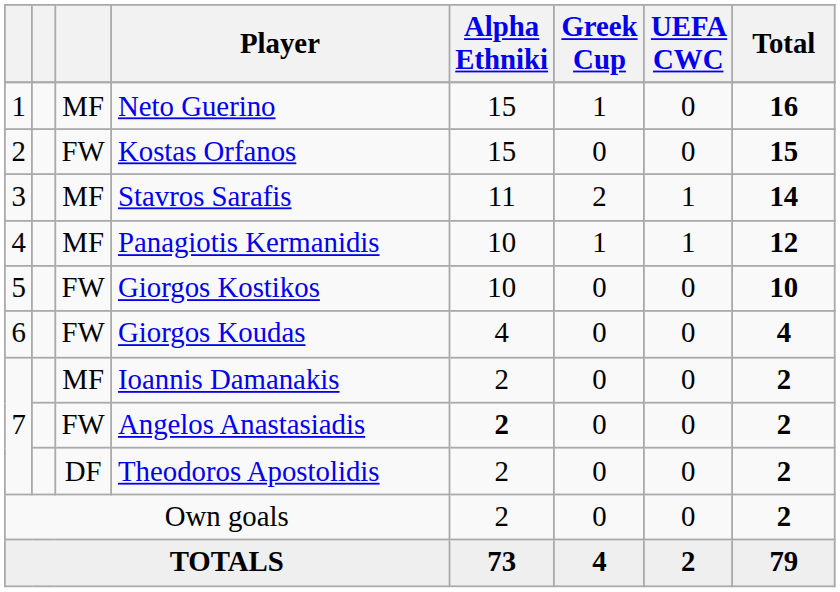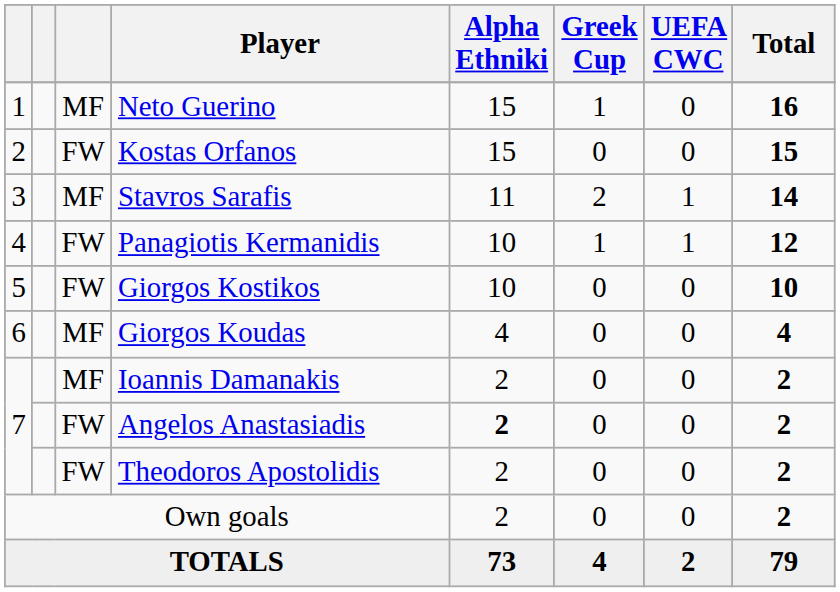(83, 242) MF -> (83, 242) FW
(83, 333) FW -> (83, 333) MF
(83, 470) DF -> (83, 470) FW
